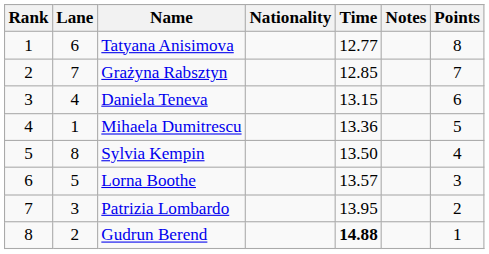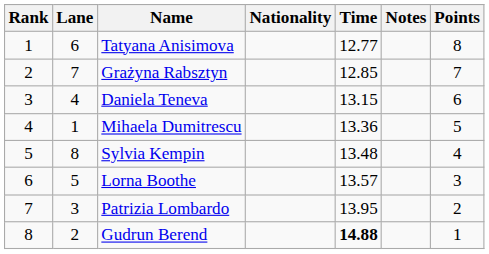(358, 153) 13.50 -> (358, 153) 13.48
